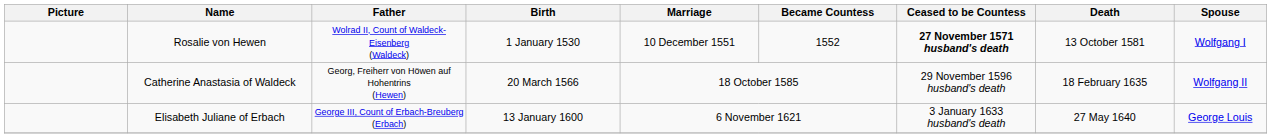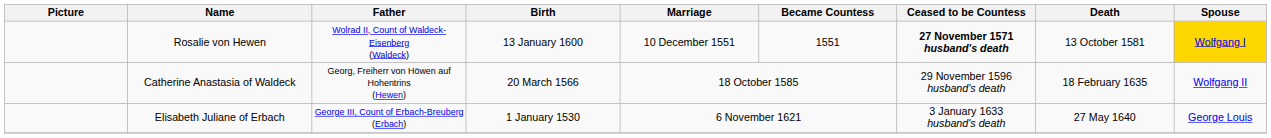(543, 42) 1 January 1530 -> (543, 42) 13 January 1600
(828, 42) 1552 -> (828, 42) 1551
(1220, 42) no background -> (1220, 42) gold background
(543, 118) 13 January 1600 -> (543, 118) 1 January 1530
